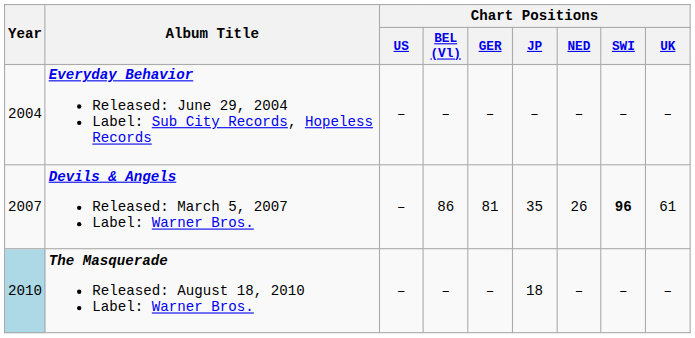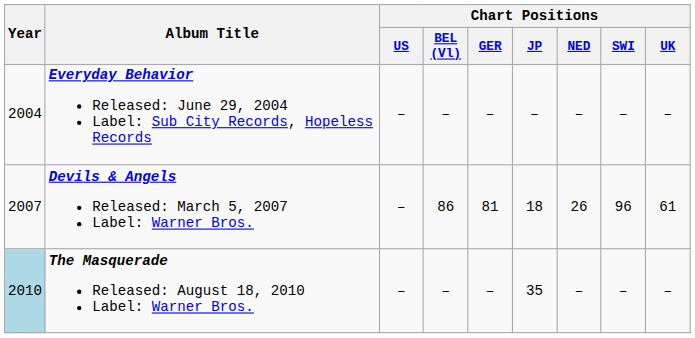(535, 207) 35 -> (535, 207) 18
(623, 207) bold -> (623, 207) normal
(535, 291) 18 -> (535, 291) 35
